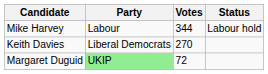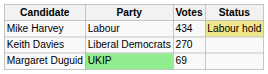(184, 28) 344 -> (184, 28) 434
(234, 28) no background -> (234, 28) khaki background
(181, 61) 72 -> (181, 61) 69
